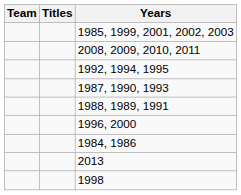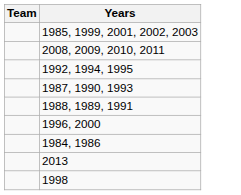- column: (57, 13)
